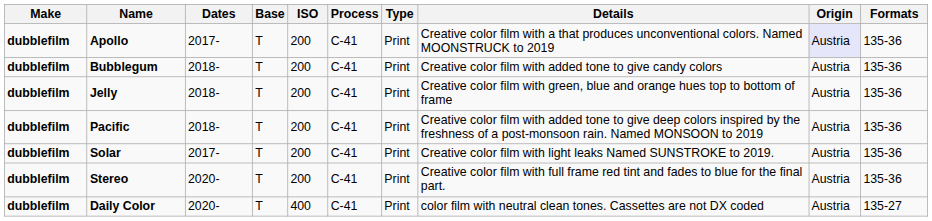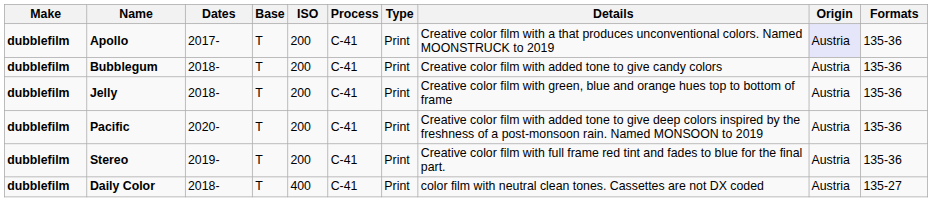(204, 127) 2018- -> (204, 127) 2020-
- row: (105, 153)
(204, 180) 2020- -> (204, 160) 2019-
(204, 206) 2020- -> (204, 186) 2018-
